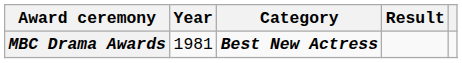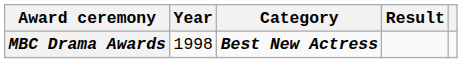(193, 45) 1981 -> (193, 45) 1998
